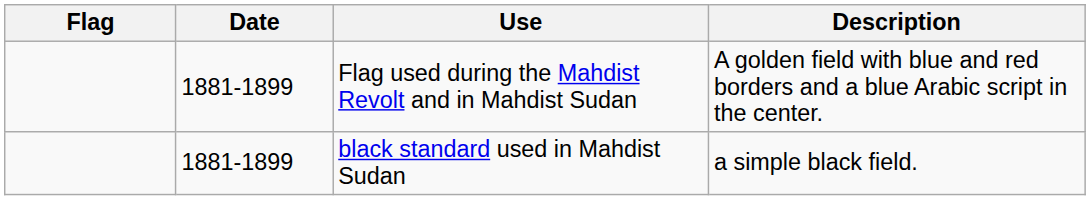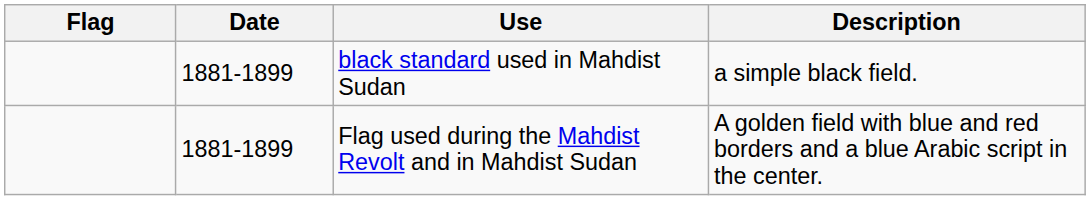rows swapped: (489, 86) <-> (499, 162)
